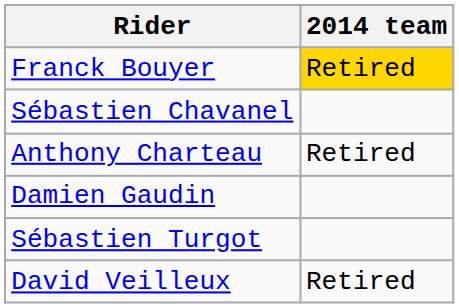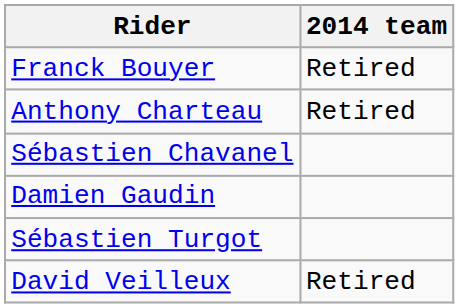(361, 69) gold background -> (361, 69) no background
rows swapped: (137, 154) <-> (152, 111)
